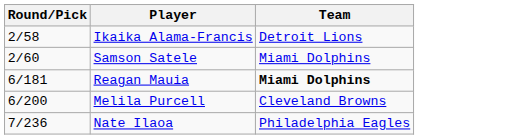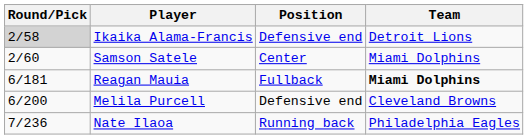+ column: (311, 15)
(24, 37) no background -> (24, 37) lightgrey background
